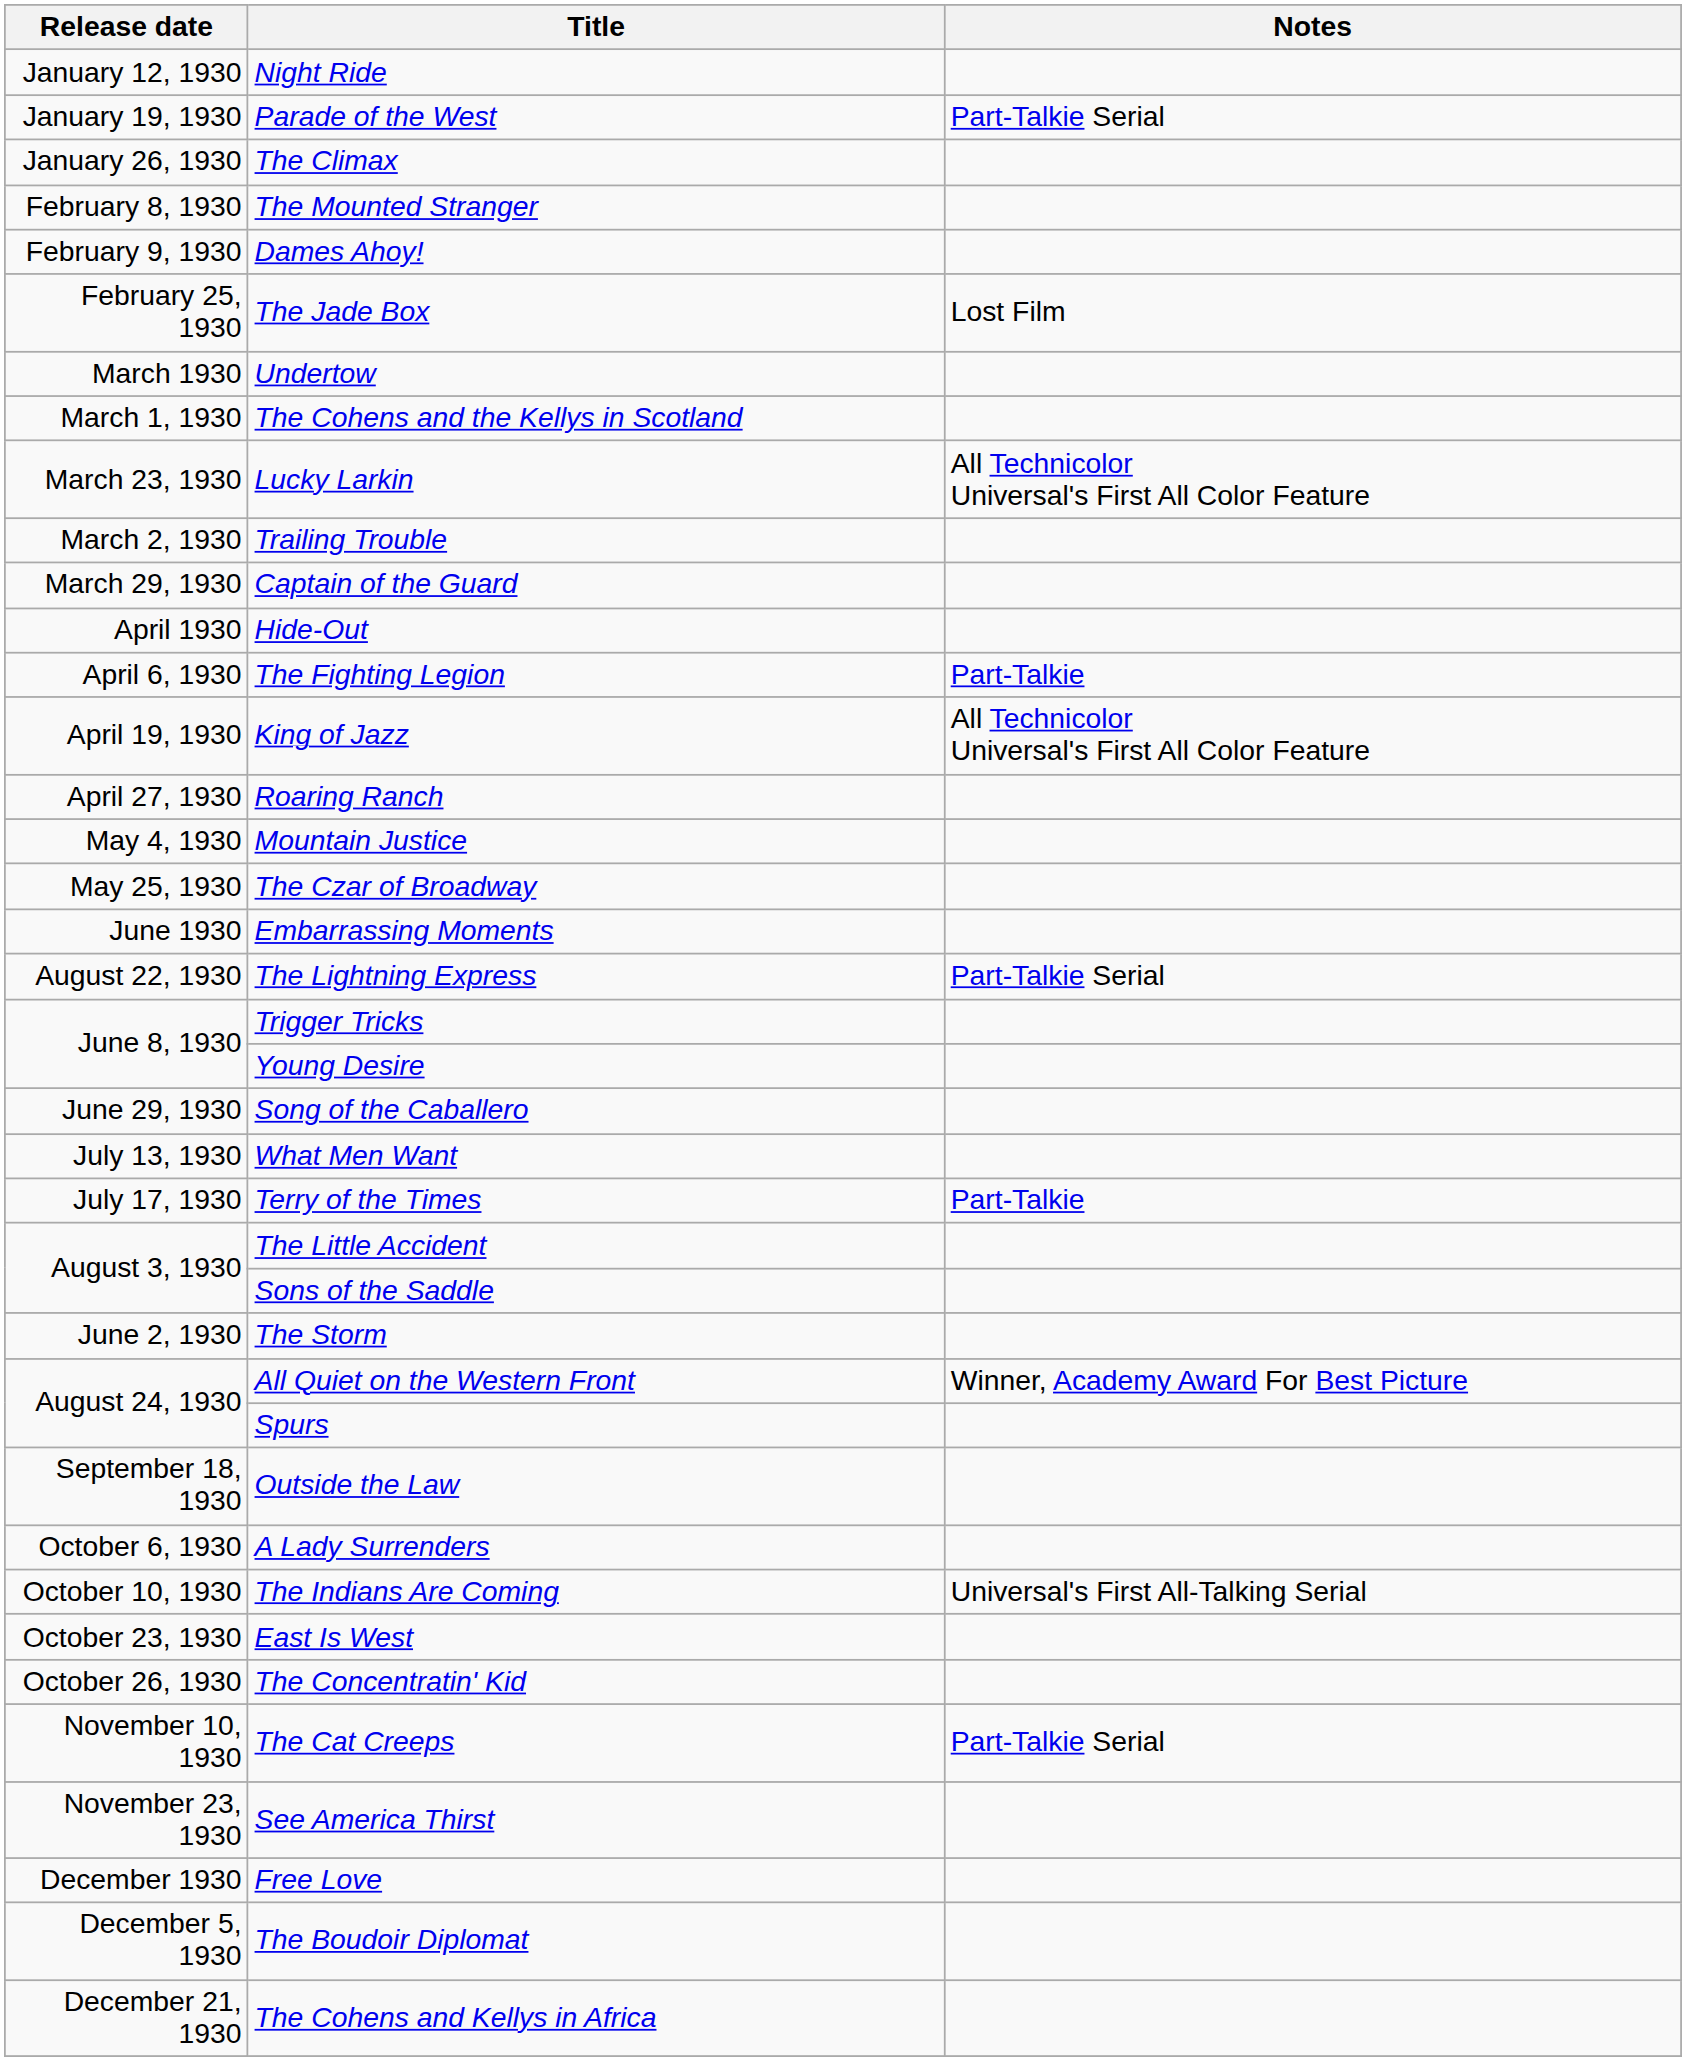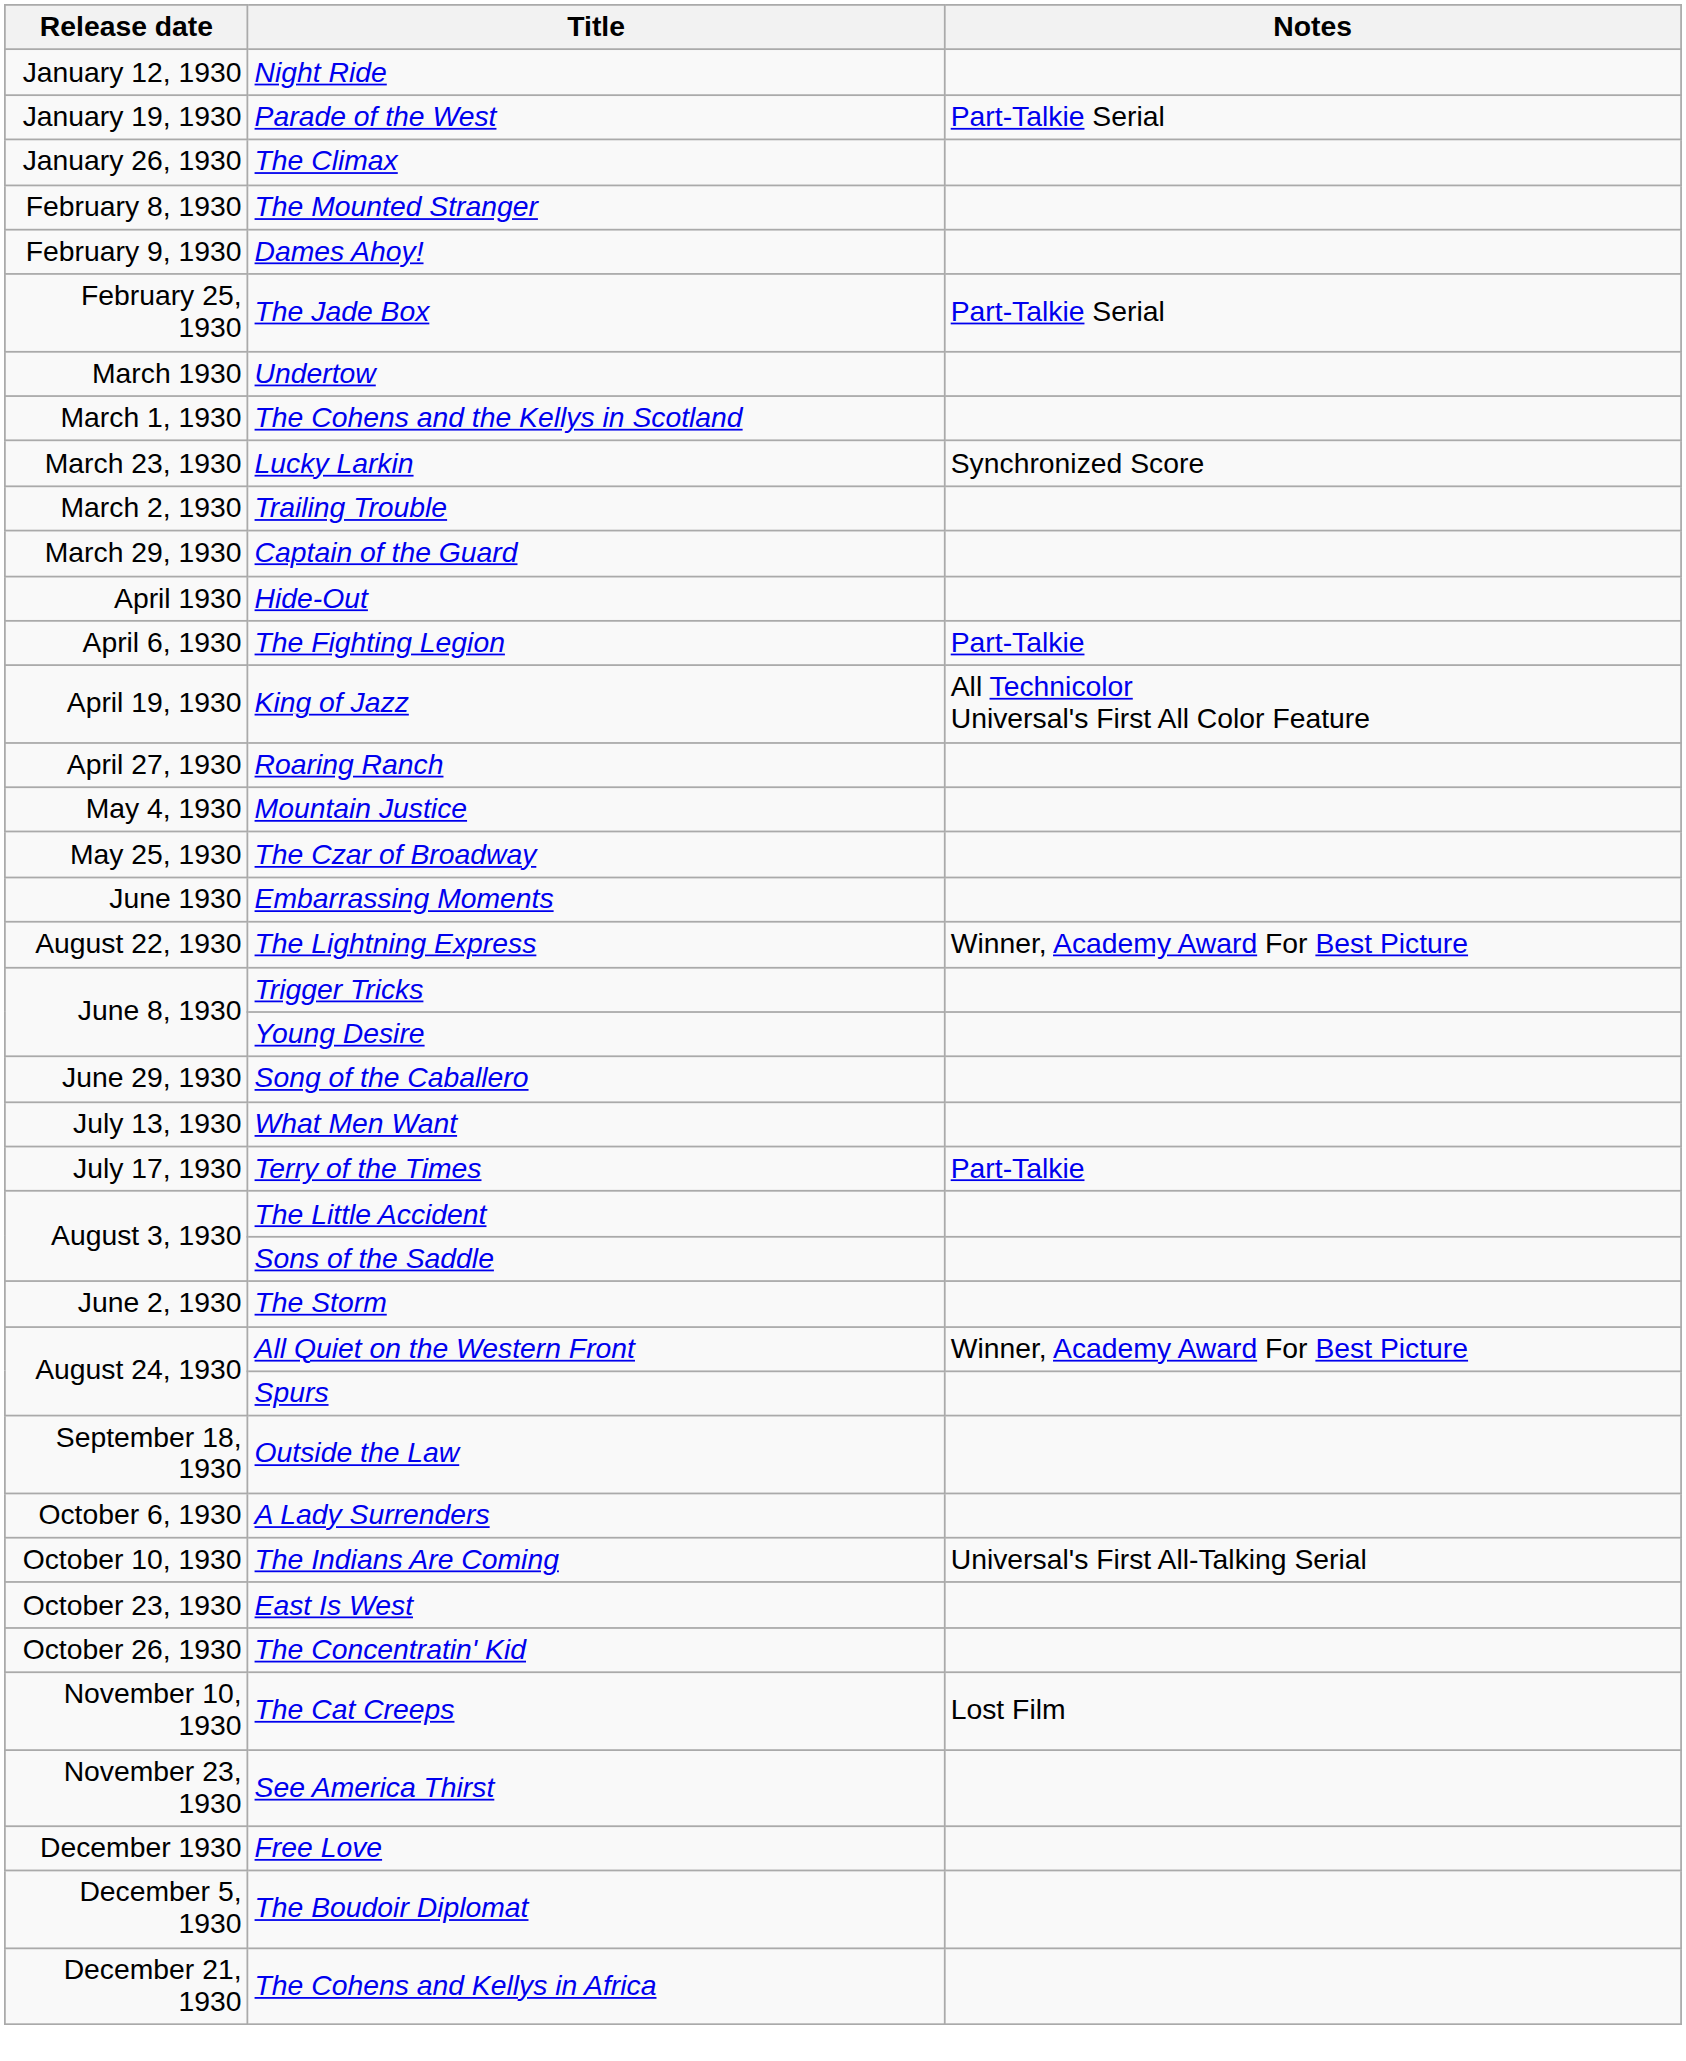(1008, 312) Lost Film -> (1058, 312) Part-Talkie Serial
(1160, 478) All Technicolor Universal's First All Color Feature -> (1077, 463) Synchronized Score
(1058, 975) Part-Talkie Serial -> (1209, 944) Winner, Academy Award For Best Picture
(1058, 1742) Part-Talkie Serial -> (1008, 1710) Lost Film
